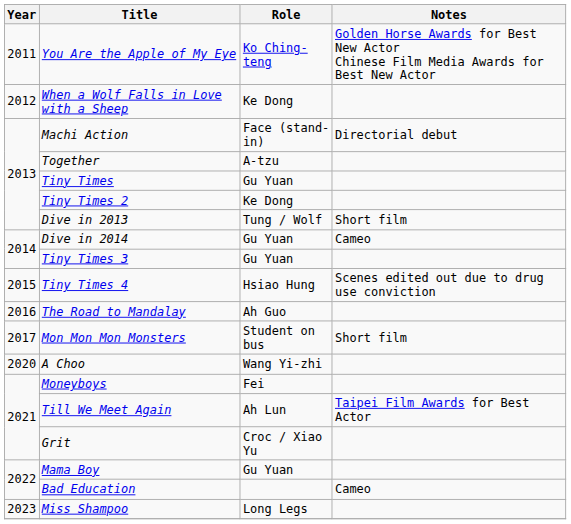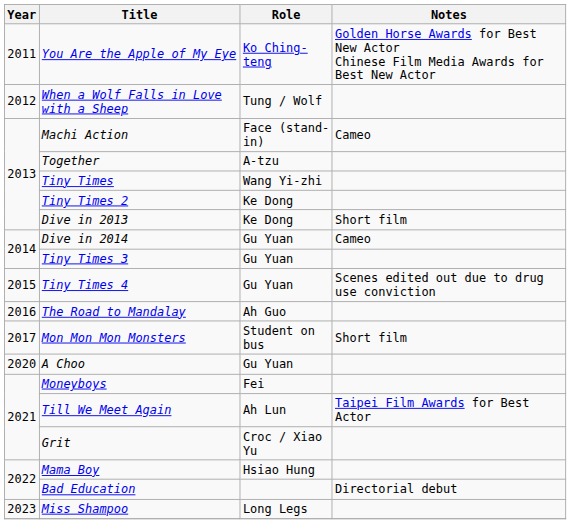(268, 101) Ke Dong -> (282, 101) Tung / Wolf
(396, 135) Directorial debut -> (353, 135) Cameo
(268, 181) Gu Yuan -> (282, 181) Wang Yi-zhi
(282, 220) Tung / Wolf -> (268, 220) Ke Dong
(279, 285) Hsiao Hung -> (268, 285) Gu Yuan
(282, 364) Wang Yi-zhi -> (268, 364) Gu Yuan
(268, 470) Gu Yuan -> (279, 470) Hsiao Hung
(353, 489) Cameo -> (396, 489) Directorial debut
